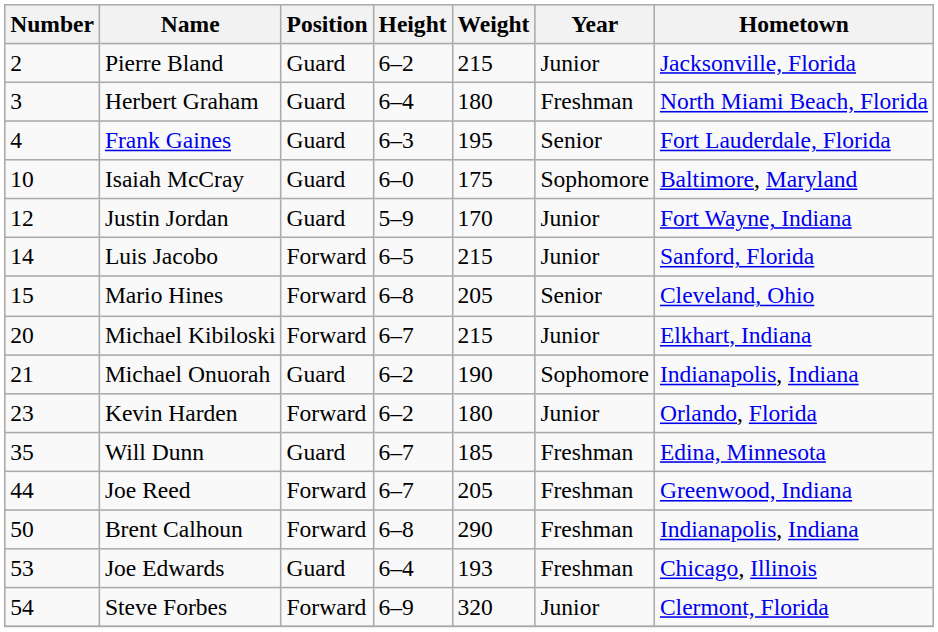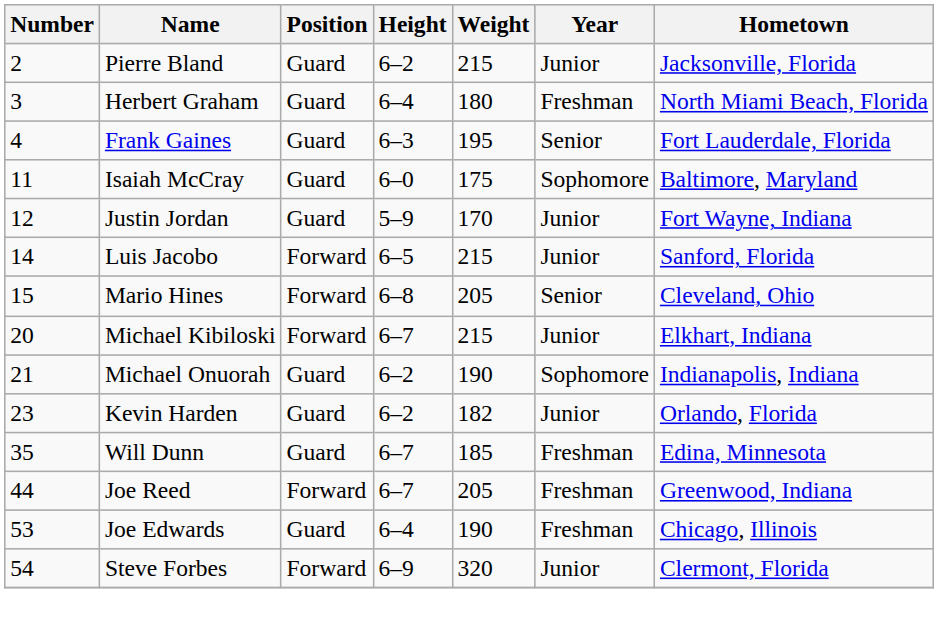(22, 179) 10 -> (22, 179) 11
(326, 412) Forward -> (316, 412) Guard
(475, 412) 180 -> (475, 412) 182
- row: (174, 529)
(475, 567) 193 -> (475, 529) 190
